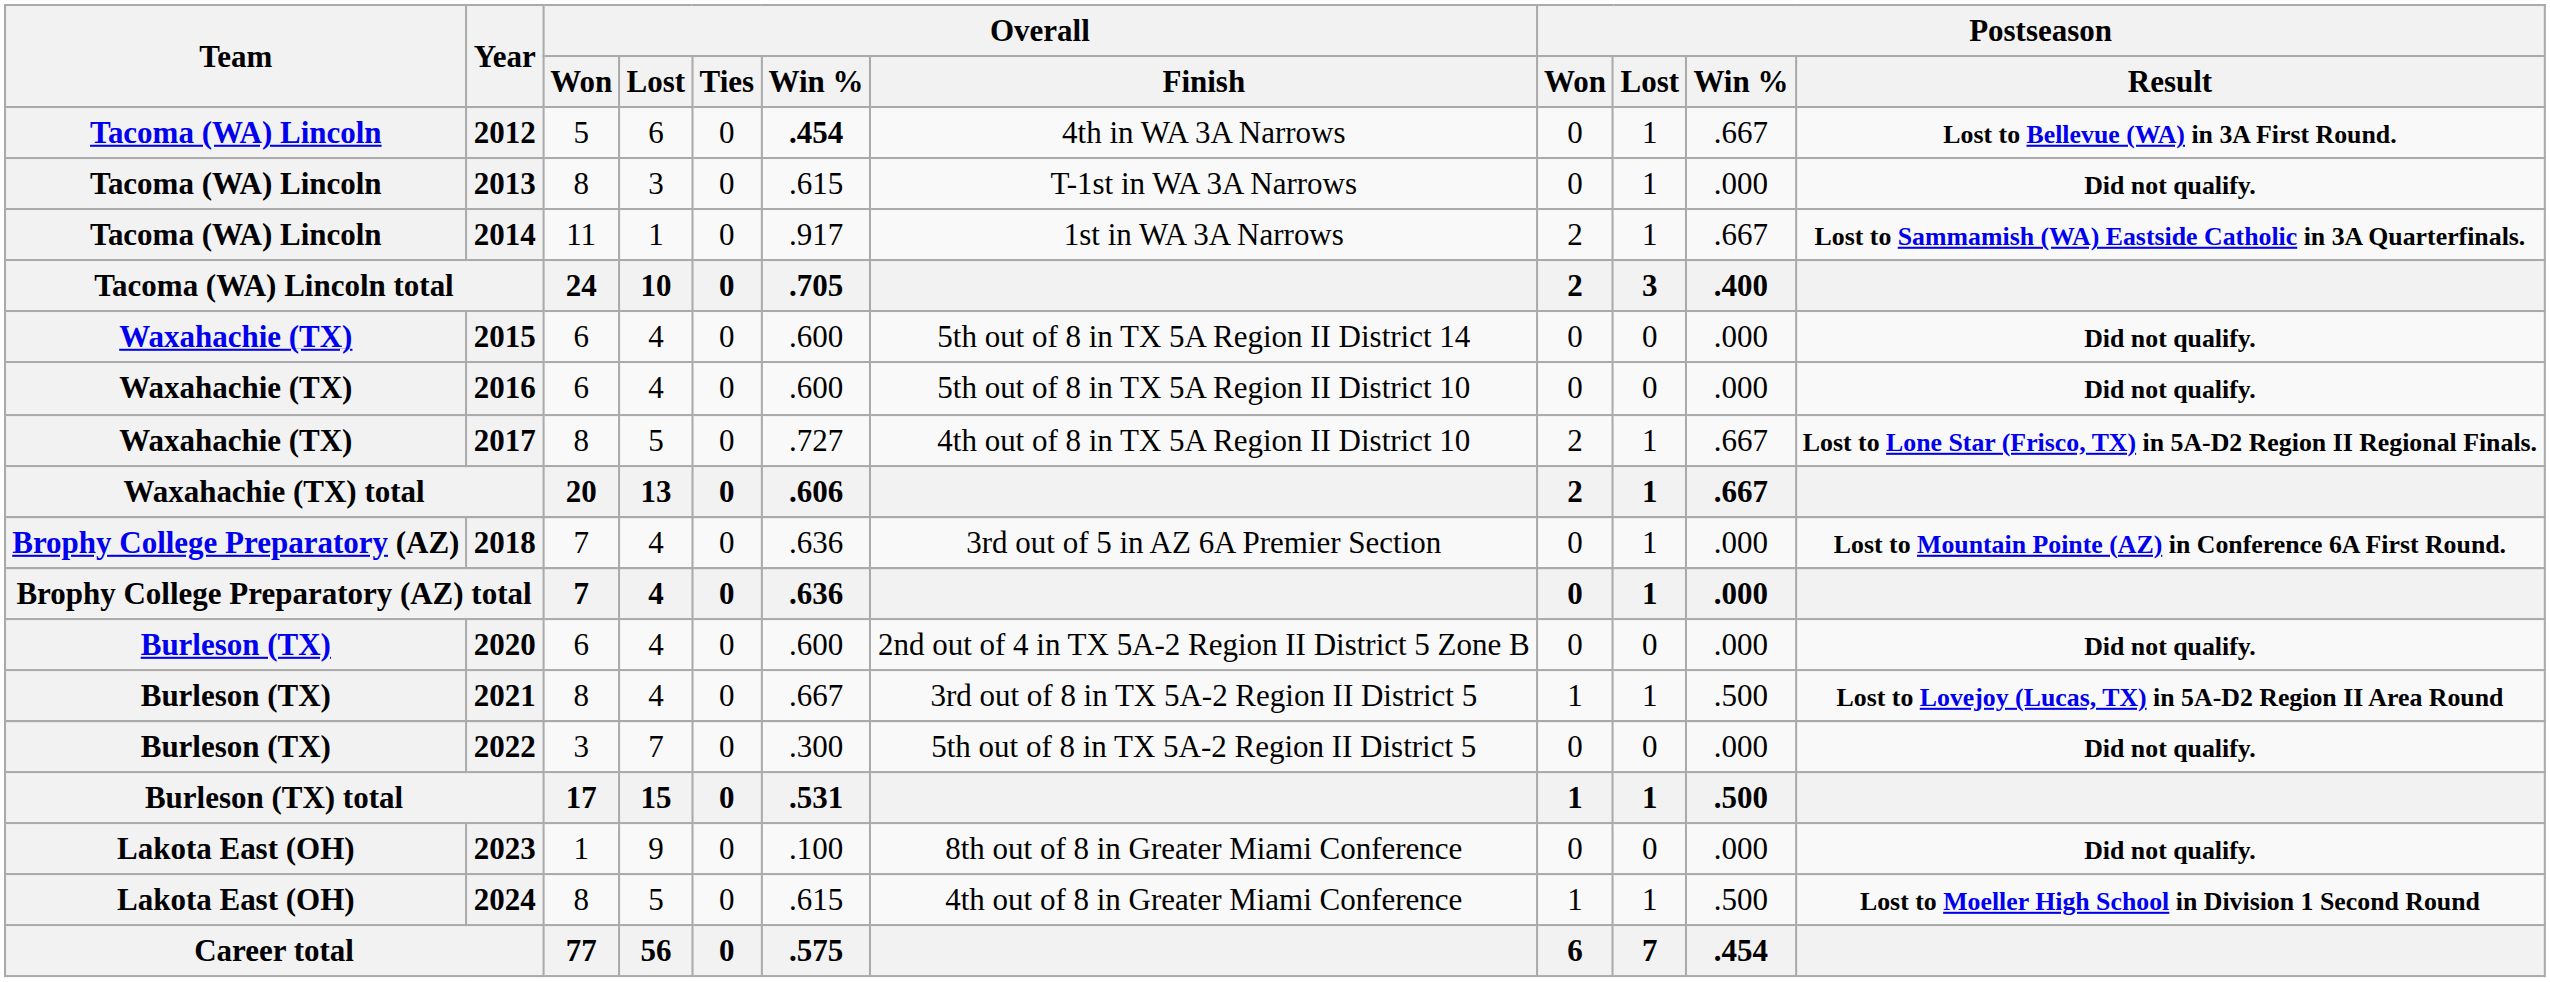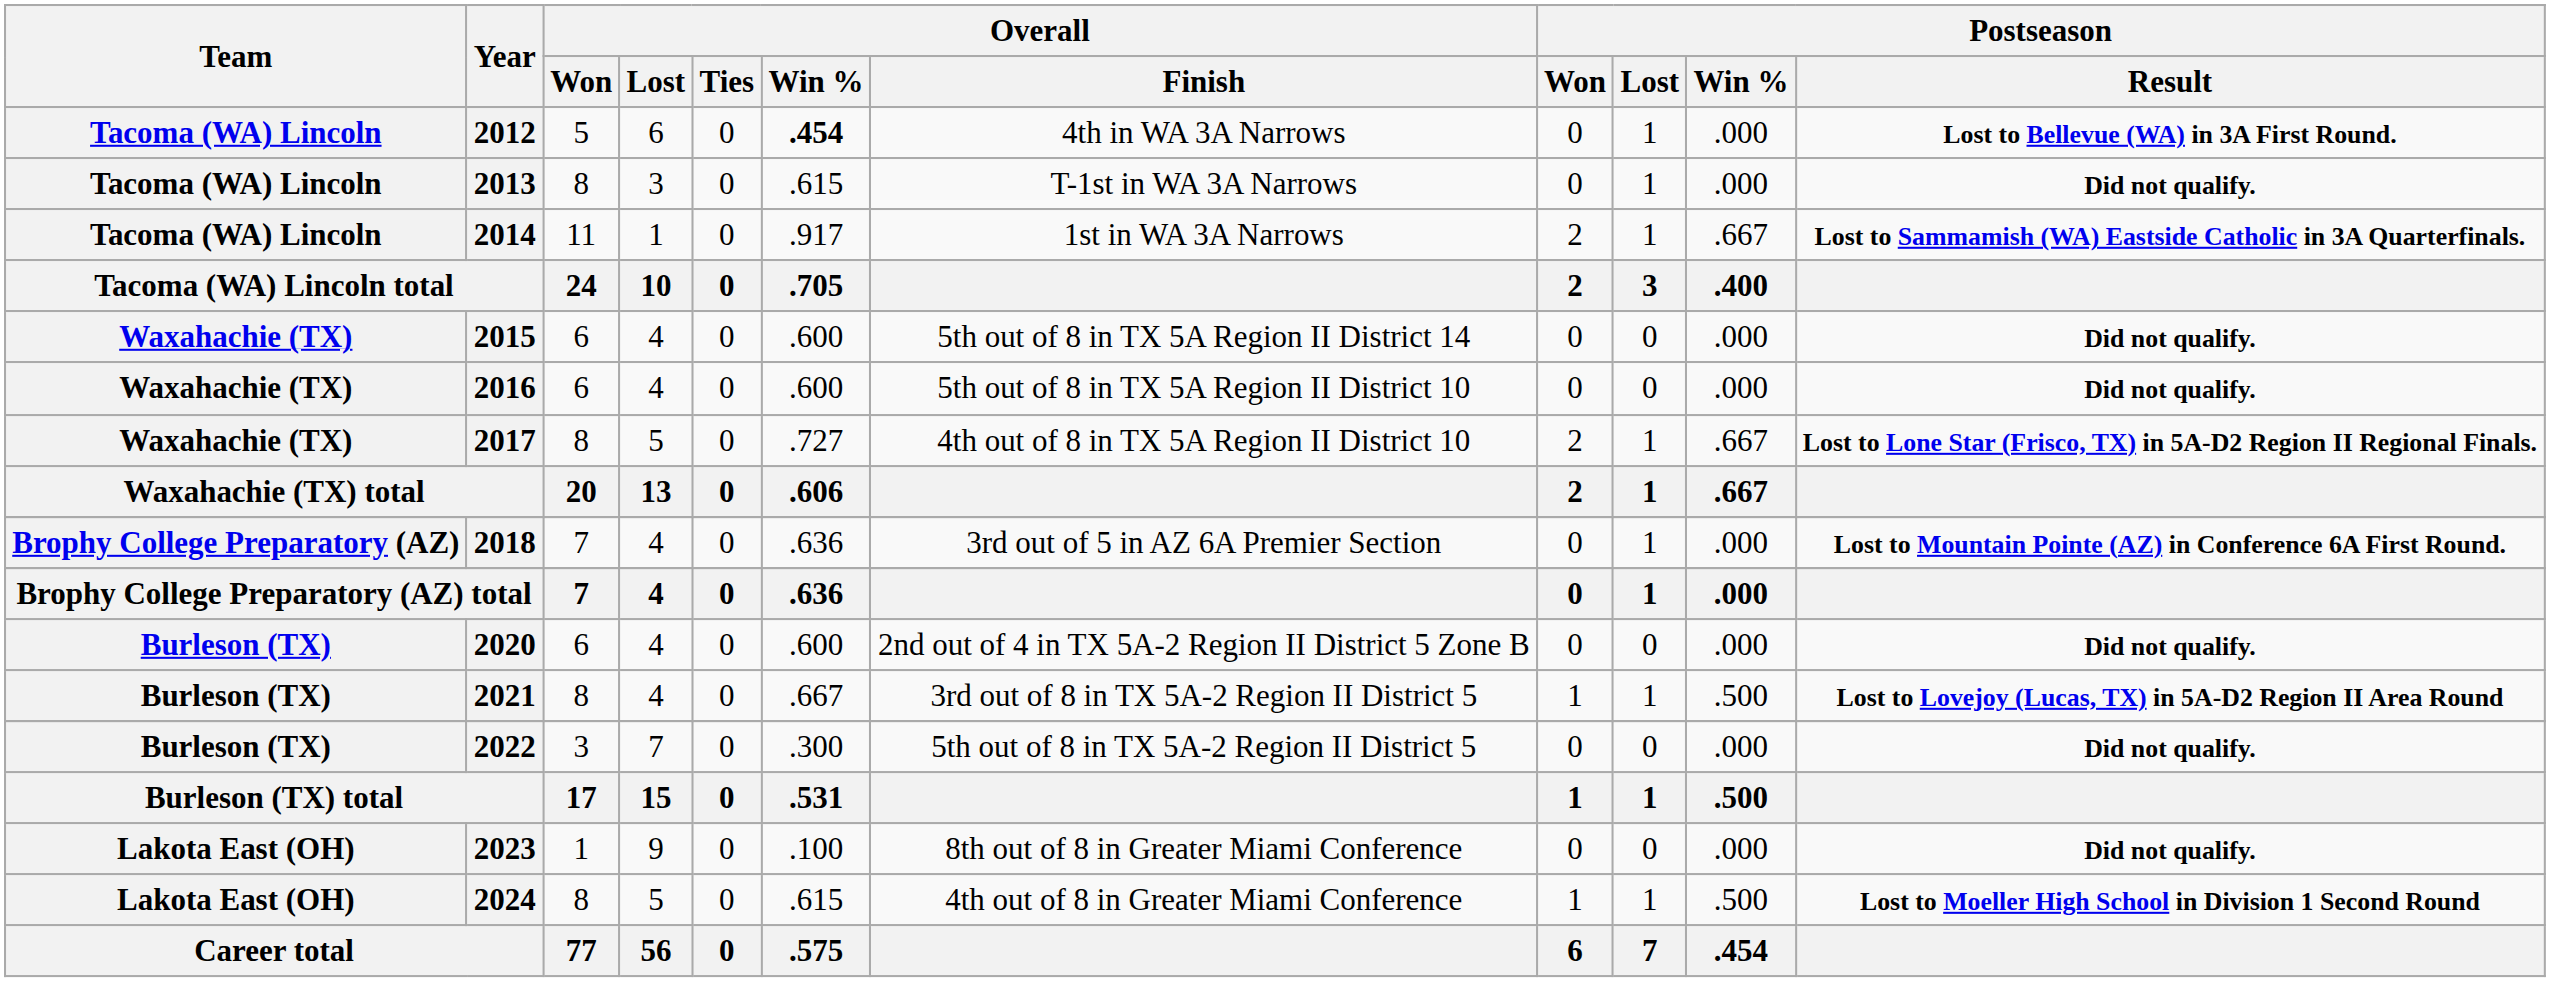(1741, 132) .667 -> (1741, 132) .000
